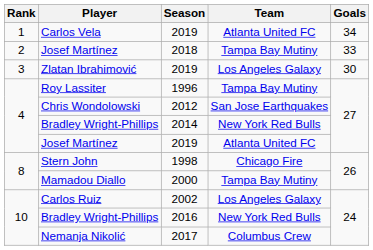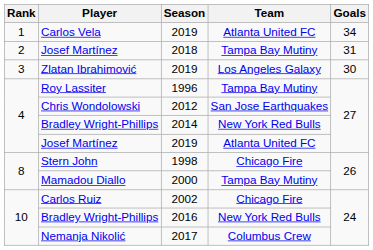(350, 50) 33 -> (350, 50) 31
(269, 198) Los Angeles Galaxy -> (269, 198) Chicago Fire
